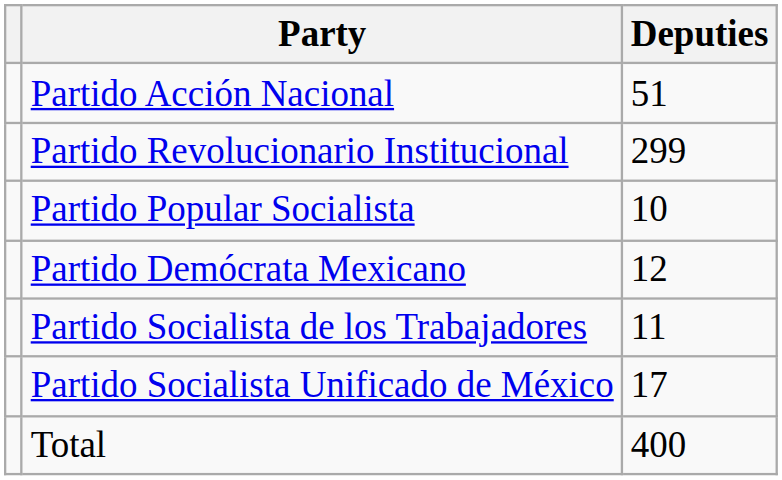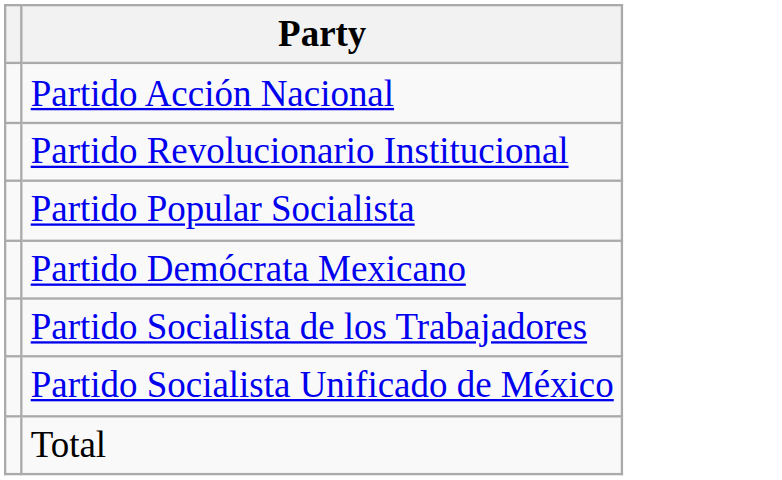- column: (700, 33)
